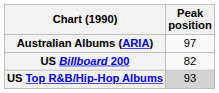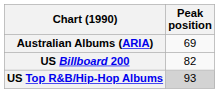(190, 43) 97 -> (190, 43) 69
